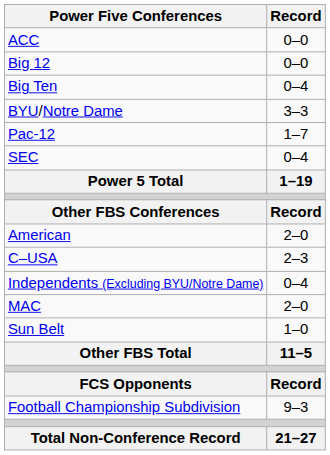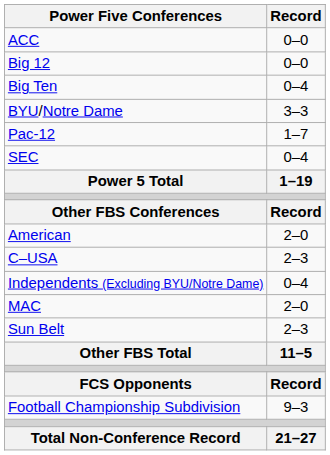(296, 329) 1–0 -> (296, 329) 2–3
